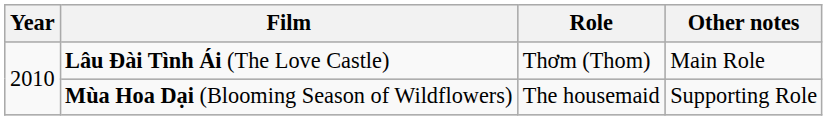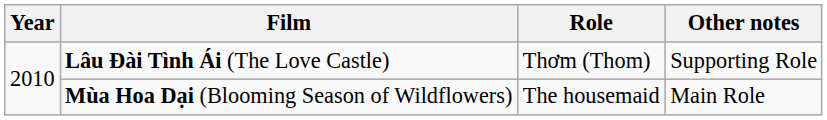(718, 60) Main Role -> (744, 60) Supporting Role
(744, 96) Supporting Role -> (718, 96) Main Role
